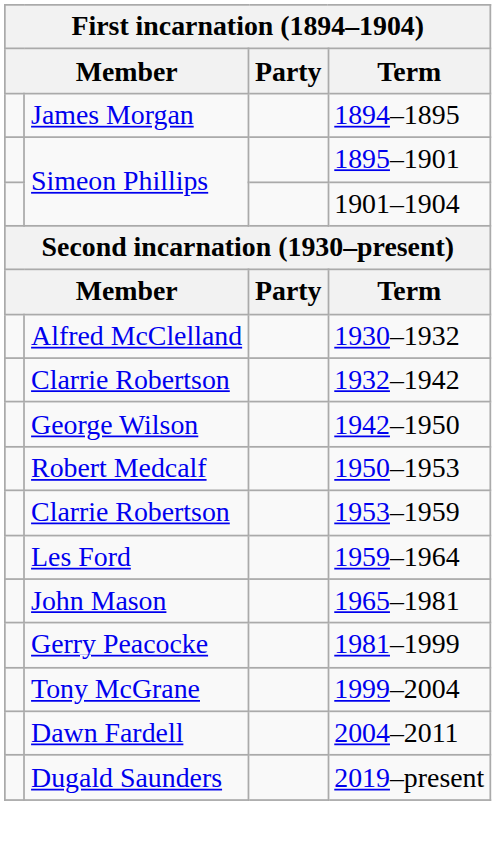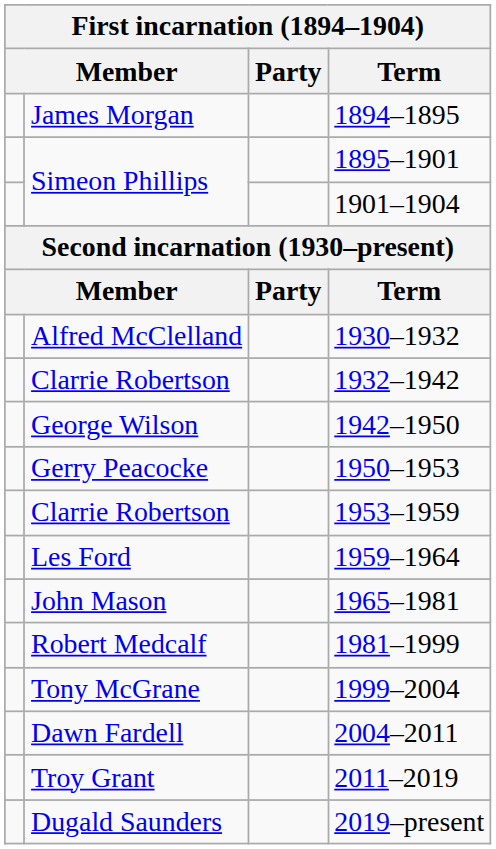(119, 468) Robert Medcalf -> (120, 468) Gerry Peacocke
(120, 644) Gerry Peacocke -> (119, 644) Robert Medcalf
+ row: (396, 777)
